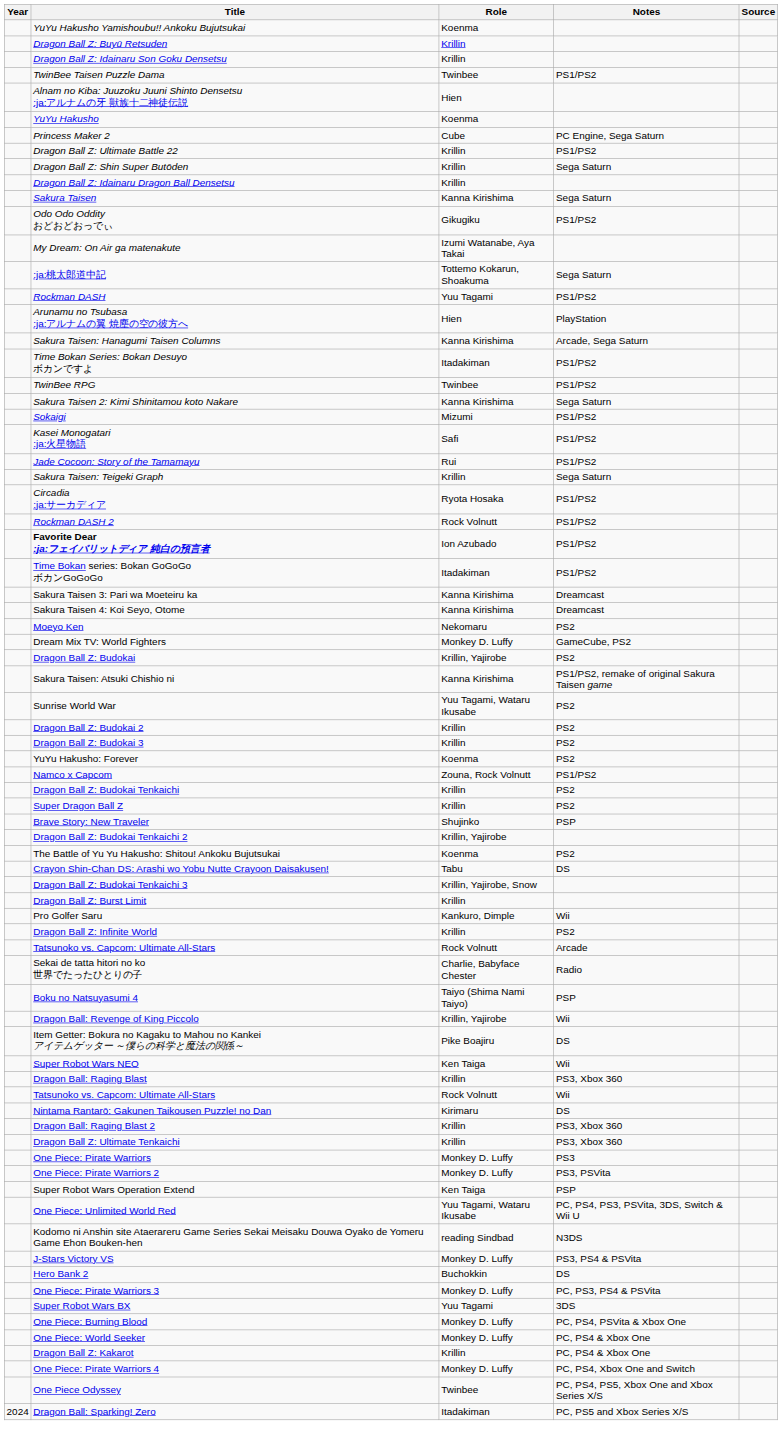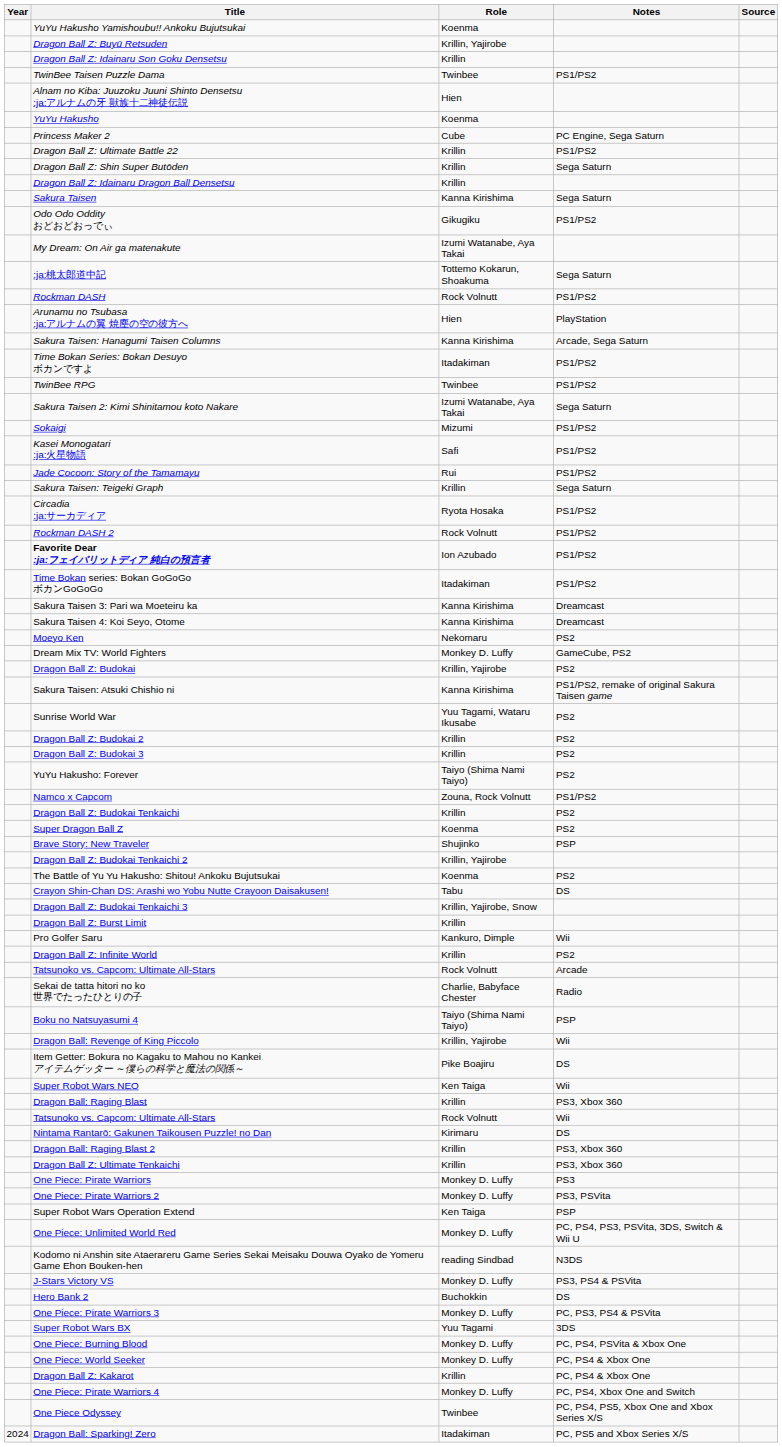(453, 43) Krillin -> (474, 43) Krillin, Yajirobe
(467, 296) Yuu Tagami -> (469, 296) Rock Volnutt
(477, 401) Kanna Kirishima -> (488, 406) Izumi Watanabe, Aya Takai
(460, 759) Koenma -> (483, 775) Taiyo (Shima Nami Taiyo)
(453, 806) Krillin -> (460, 828) Koenma
(486, 1210) Yuu Tagami, Wataru Ikusabe -> (477, 1233) Monkey D. Luffy
